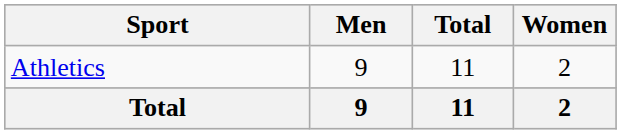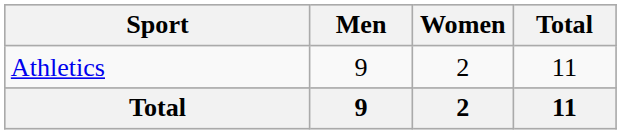columns swapped: (564, 25) <-> (463, 25)
